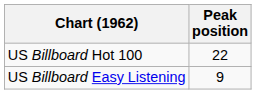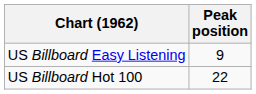rows swapped: (75, 54) <-> (97, 77)
